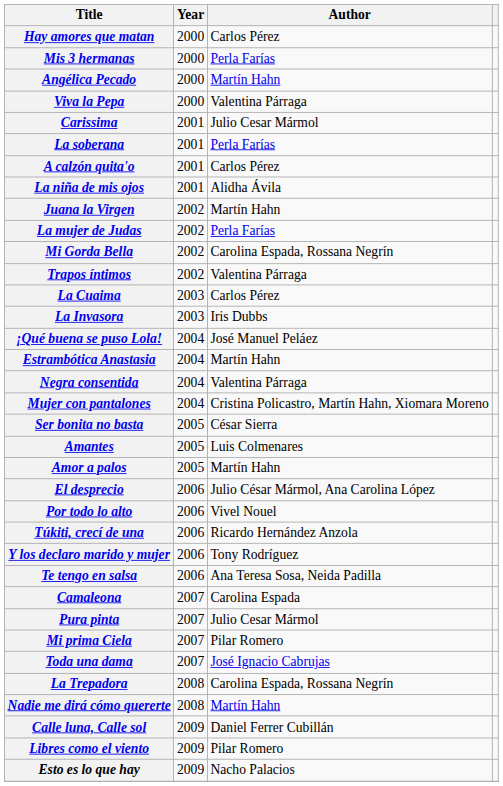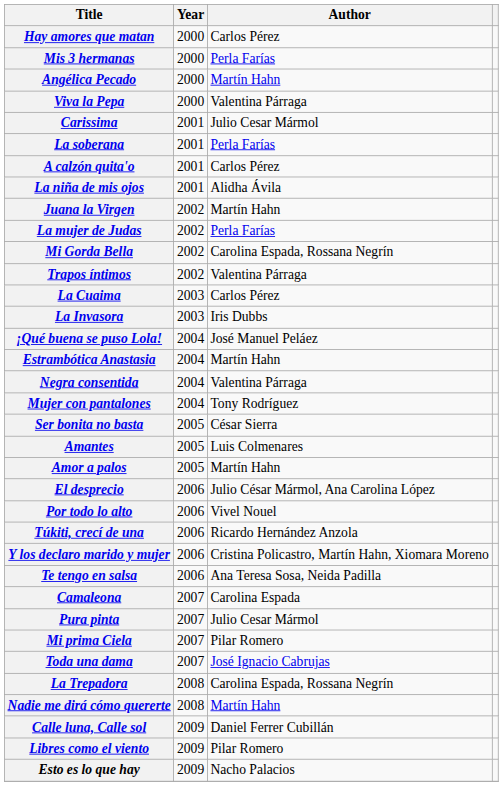(350, 403) Cristina Policastro, Martín Hahn, Xiomara Moreno -> (254, 403) Tony Rodríguez
(254, 554) Tony Rodríguez -> (350, 554) Cristina Policastro, Martín Hahn, Xiomara Moreno
